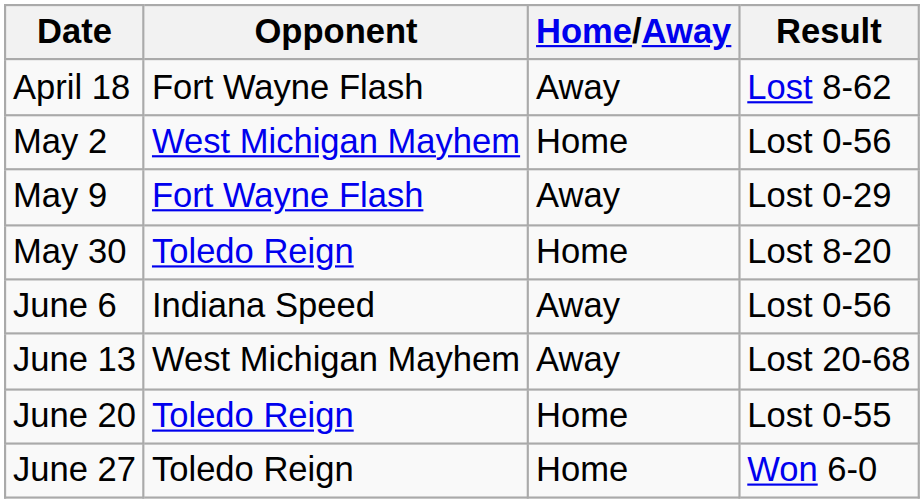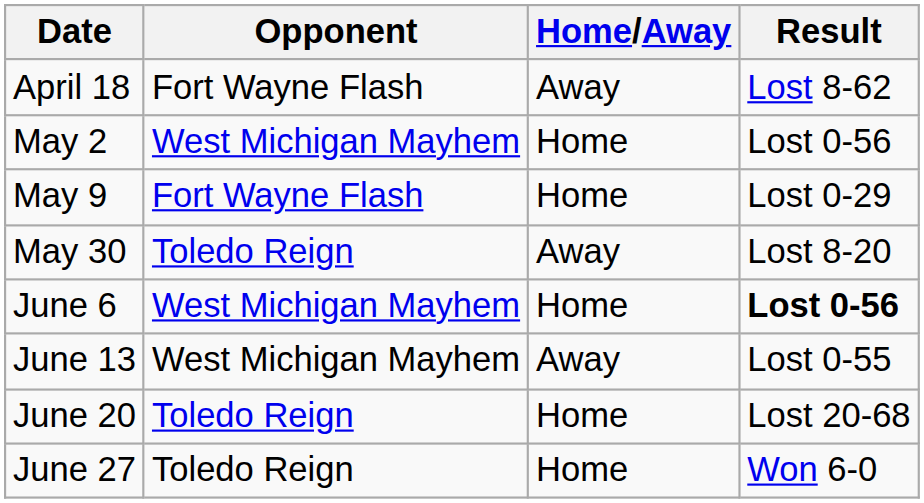(578, 196) Away -> (582, 196) Home
(582, 251) Home -> (578, 251) Away
(263, 305) Indiana Speed -> (336, 305) West Michigan Mayhem
(578, 305) Away -> (582, 305) Home
(819, 305) normal -> (823, 305) bold
(829, 360) Lost 20-68 -> (819, 360) Lost 0-55
(819, 415) Lost 0-55 -> (829, 415) Lost 20-68
